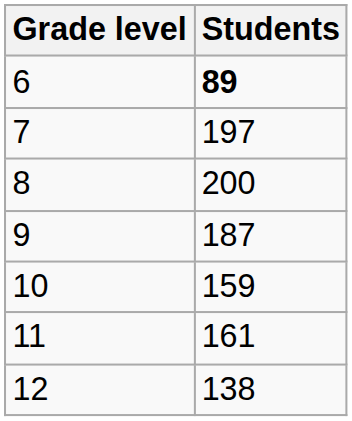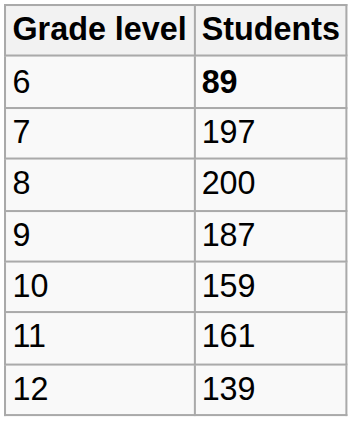(229, 388) 138 -> (229, 388) 139
